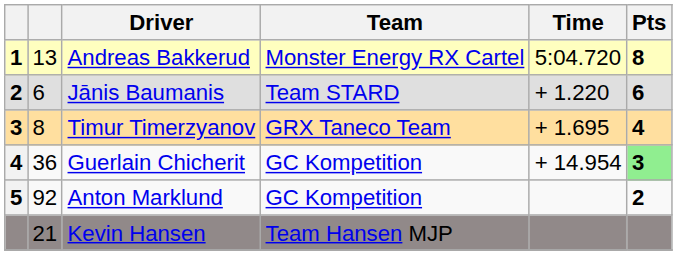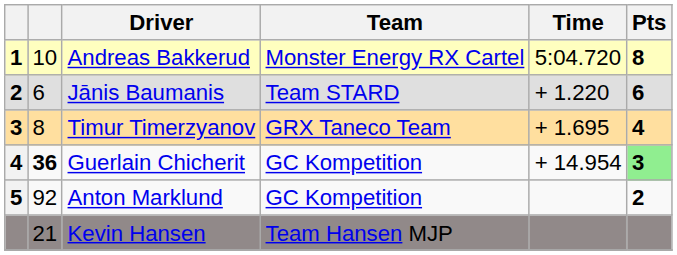(45, 58) 13 -> (45, 58) 10
(45, 163) normal -> (45, 163) bold
